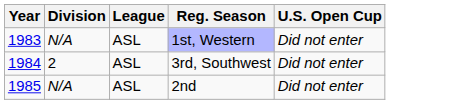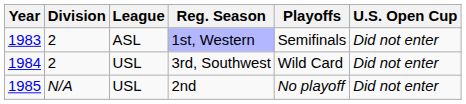+ column: (312, 16)
(60, 39) N/A -> (52, 39) 2
(127, 63) ASL -> (127, 63) USL
(127, 87) ASL -> (127, 87) USL
